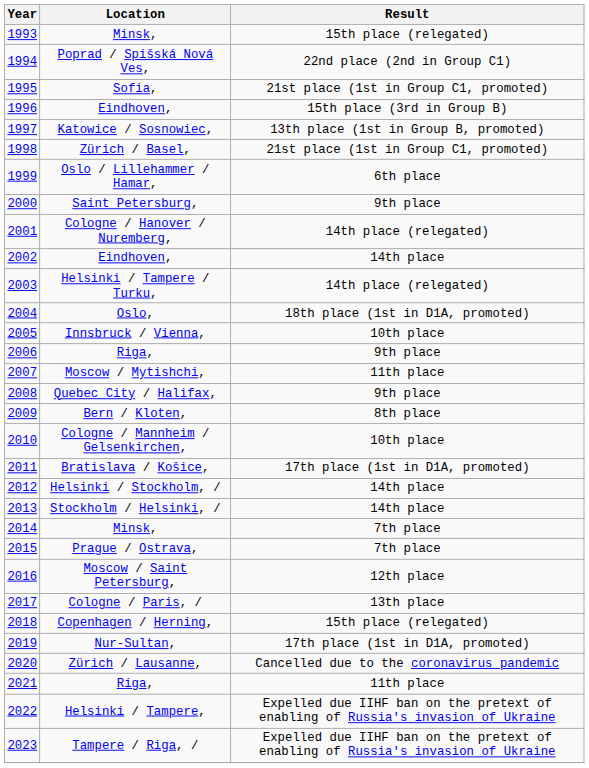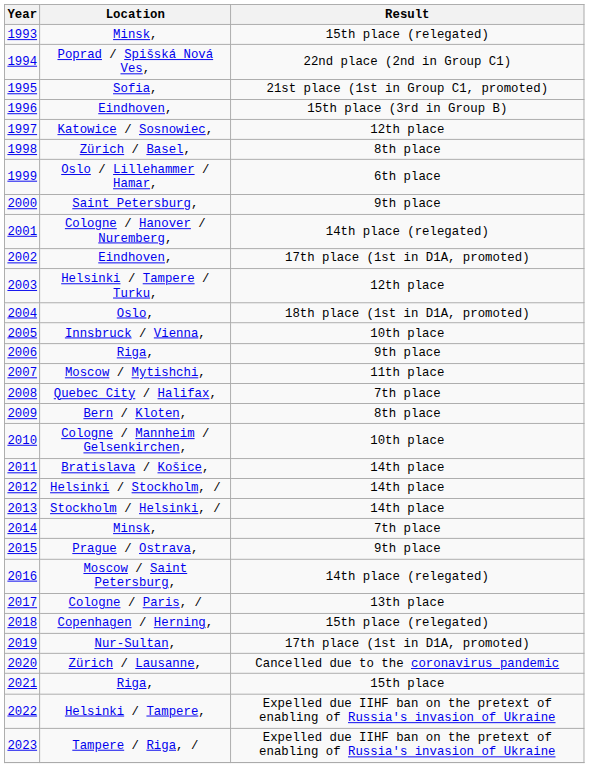(407, 129) 13th place (1st in Group B, promoted) -> (407, 129) 12th place
(407, 150) 21st place (1st in Group C1, promoted) -> (407, 150) 8th place
(407, 259) 14th place -> (407, 259) 17th place (1st in D1A, promoted)
(407, 286) 14th place (relegated) -> (407, 286) 12th place
(407, 394) 9th place -> (407, 394) 7th place
(407, 468) 17th place (1st in D1A, promoted) -> (407, 468) 14th place
(407, 549) 7th place -> (407, 549) 9th place
(407, 576) 12th place -> (407, 576) 14th place (relegated)
(407, 684) 11th place -> (407, 684) 15th place
